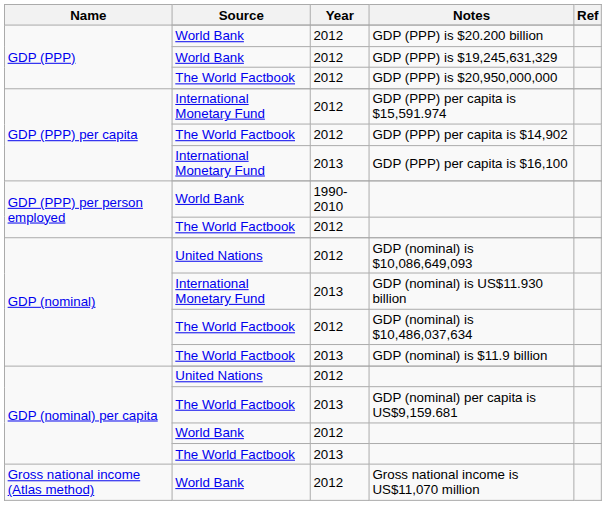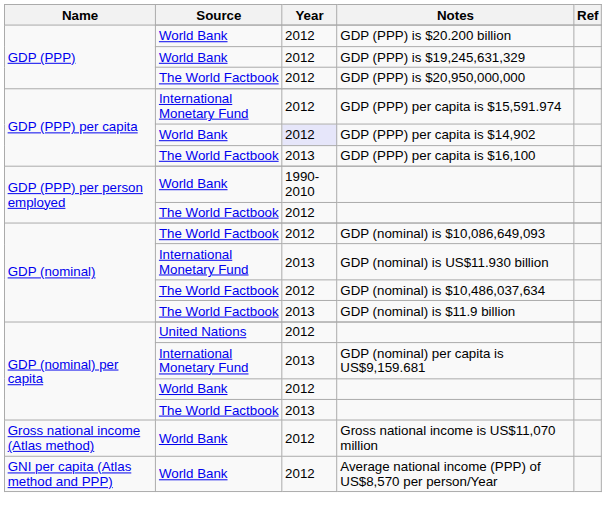(235, 134) The World Factbook -> (193, 134) World Bank
(328, 134) no background -> (300, 134) lavender background
(220, 163) International Monetary Fund -> (219, 155) The World Factbook
(219, 255) United Nations -> (219, 233) The World Factbook
(235, 404) The World Factbook -> (204, 360) International Monetary Fund
+ row: (69, 474)
